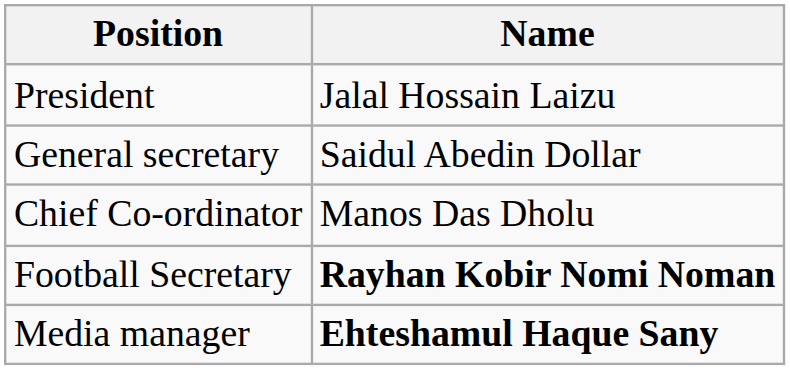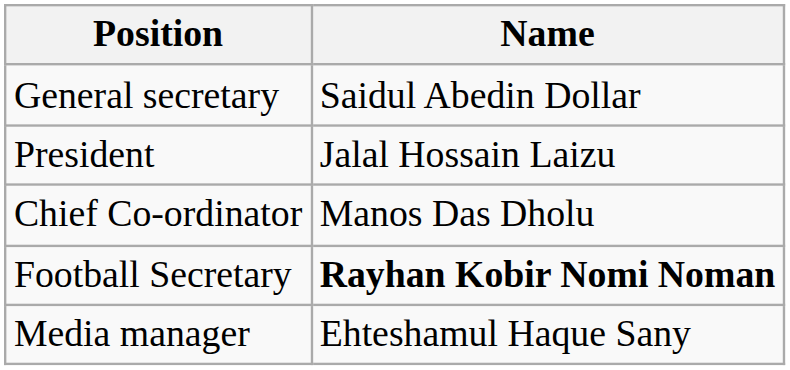rows swapped: (84, 94) <-> (146, 154)
(519, 333) bold -> (505, 333) normal
